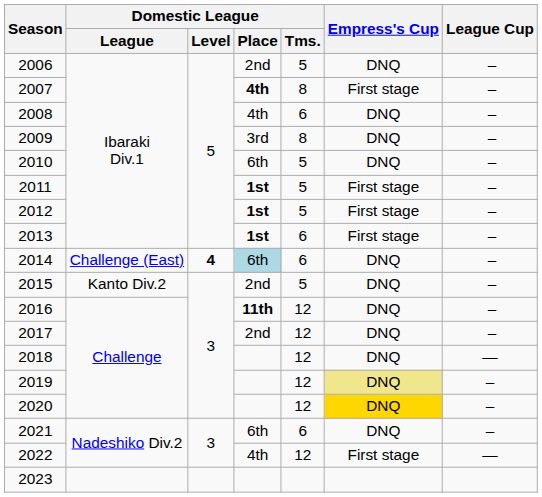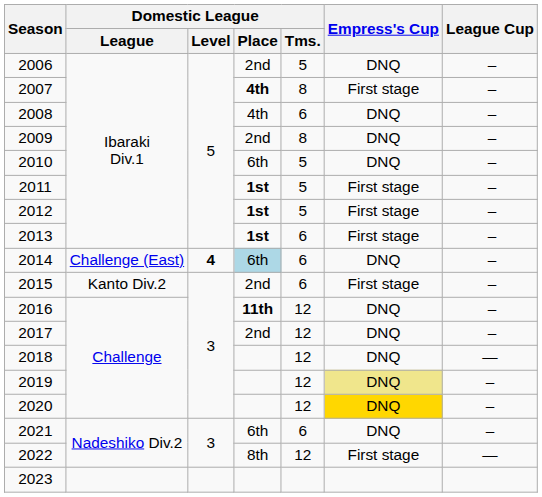(258, 138) 3rd -> (258, 138) 2nd
(303, 284) 5 -> (303, 284) 6
(383, 284) DNQ -> (383, 284) First stage
(258, 455) 4th -> (258, 455) 8th
